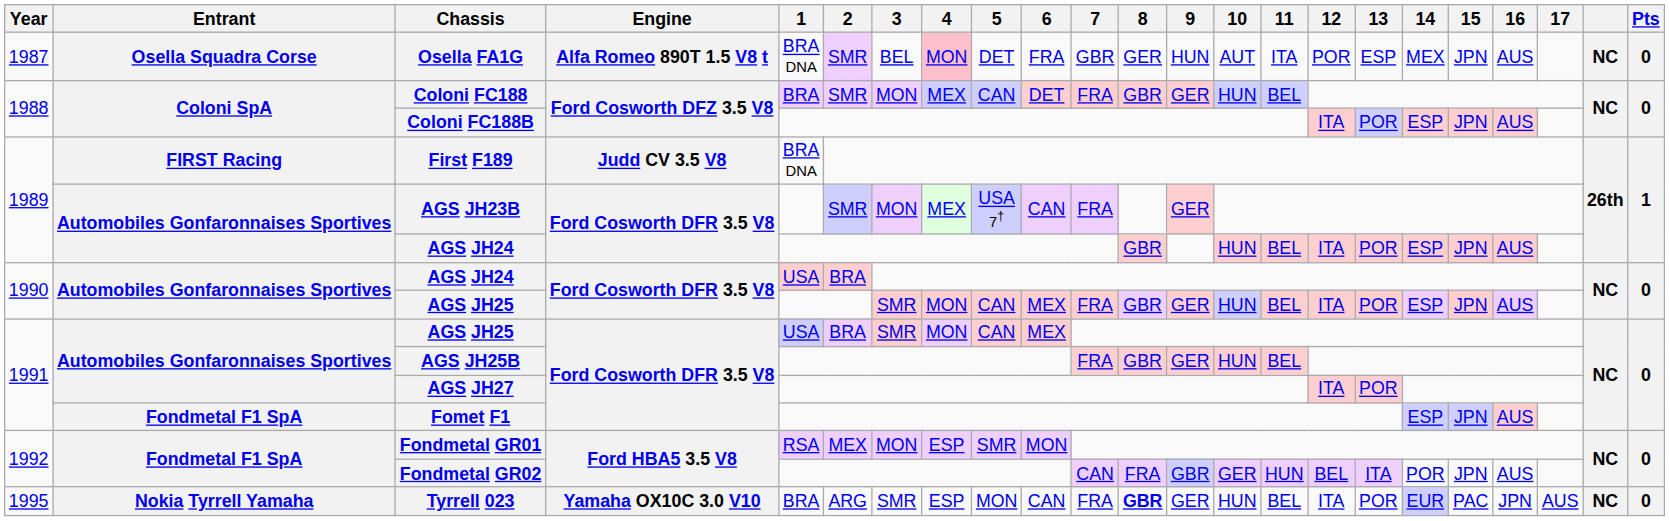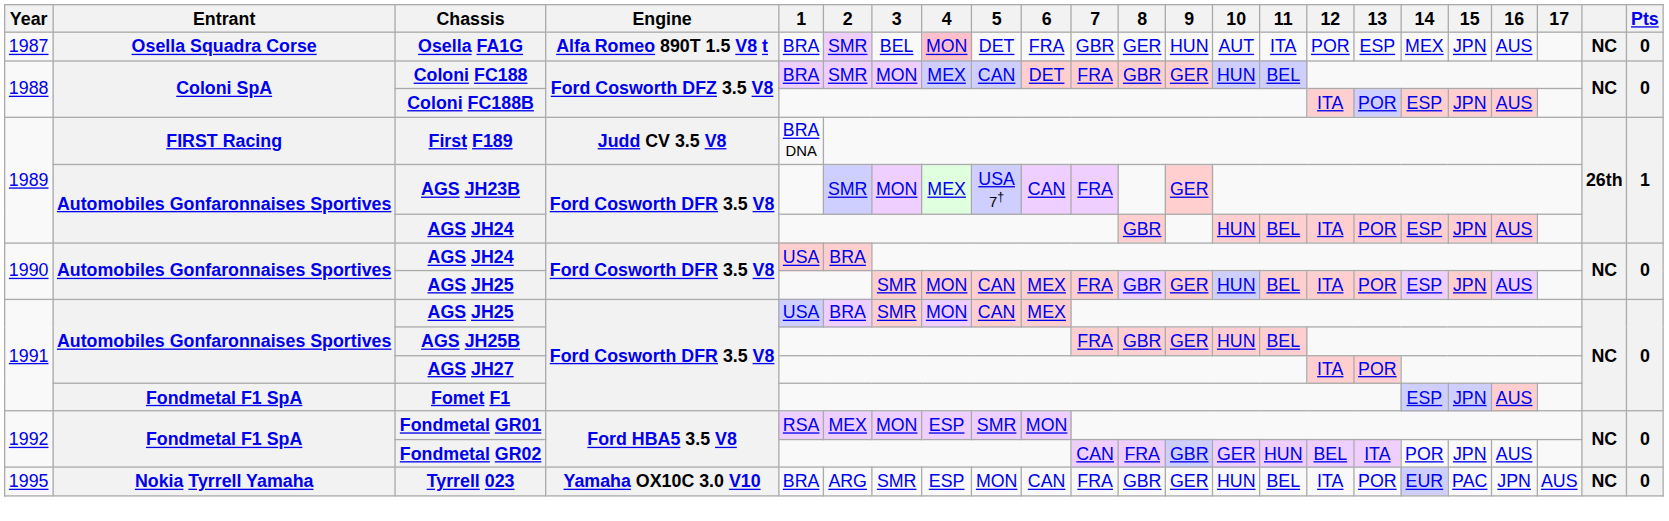(801, 56) BRA DNA -> (801, 46) BRA
(1143, 501) bold -> (1142, 481) normal
